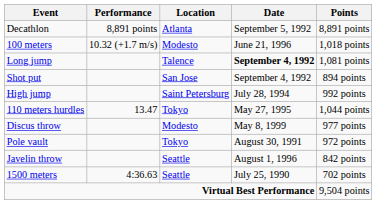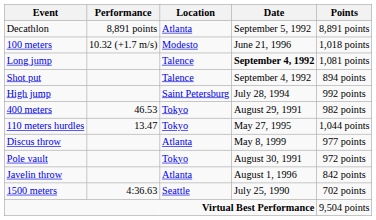(180, 77) San Jose -> (178, 77) Talence
+ row: (29, 110)
(180, 126) Modesto -> (177, 142) Atlanta
(176, 158) Seattle -> (177, 175) Atlanta
